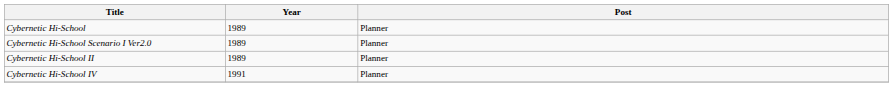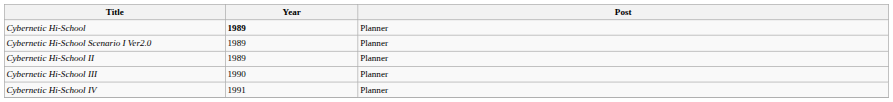(237, 27) normal -> (237, 27) bold
+ row: (52, 74)
